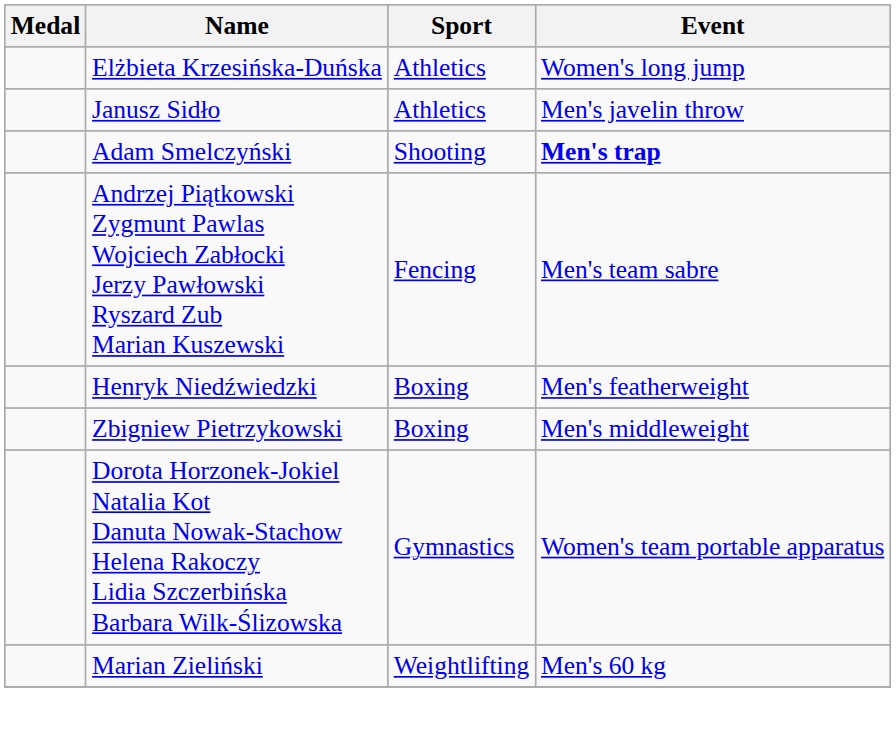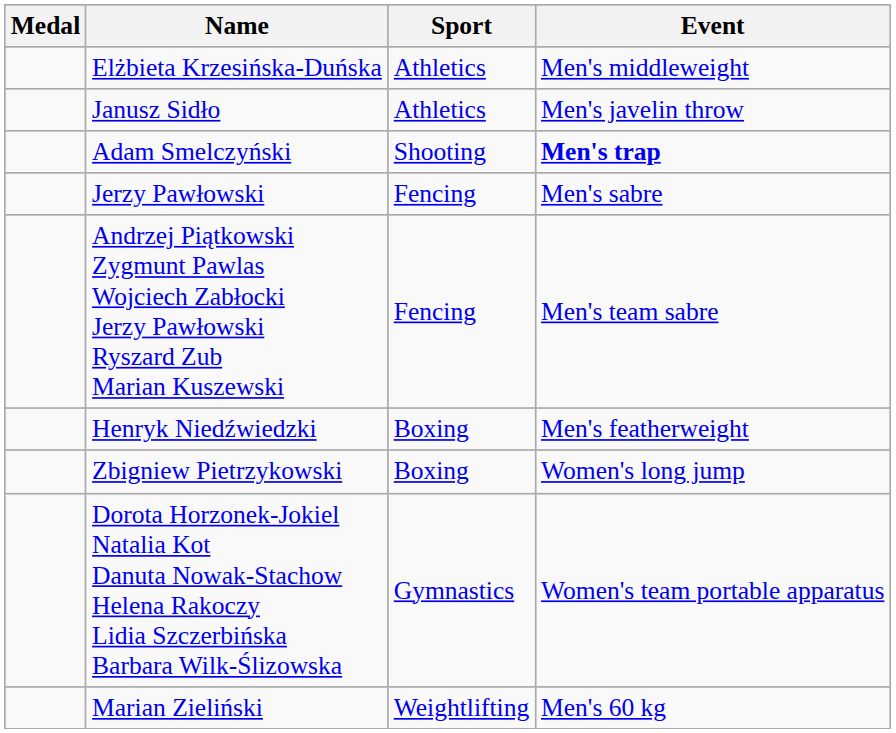(643, 67) Women's long jump -> (645, 67) Men's middleweight
+ row: (178, 194)
(645, 429) Men's middleweight -> (643, 471) Women's long jump
